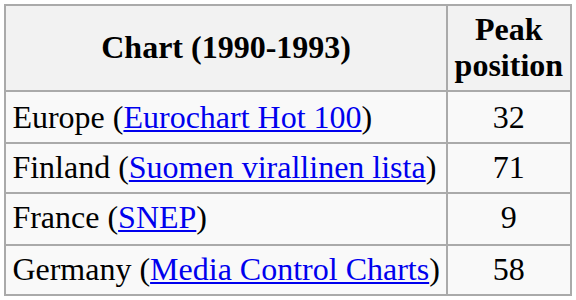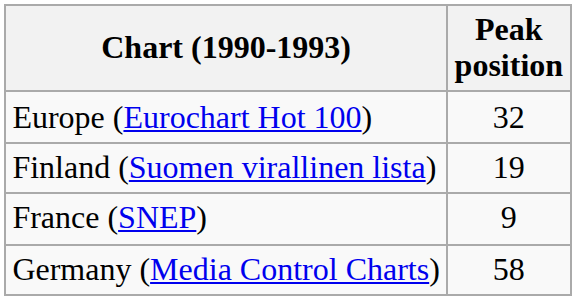(509, 167) 71 -> (509, 167) 19
